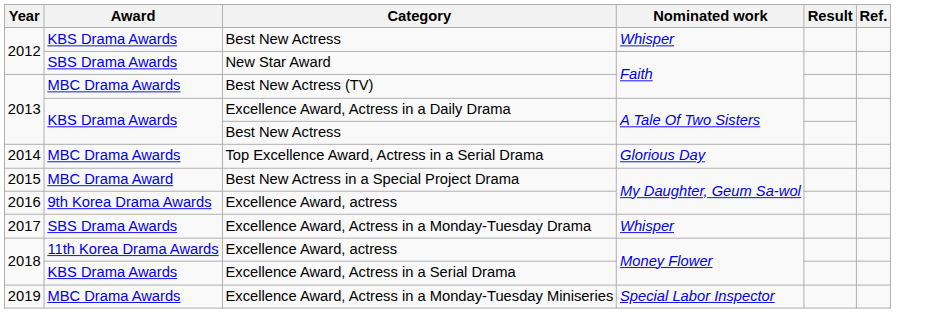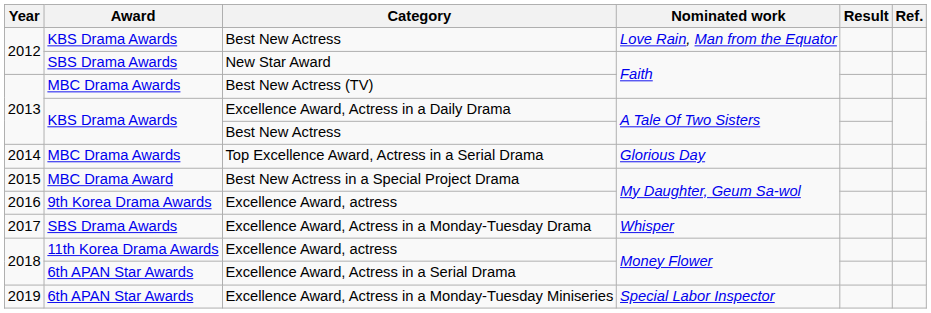(647, 39) Whisper -> (728, 39) Love Rain, Man from the Equator
(112, 272) KBS Drama Awards -> (120, 272) 6th APAN Star Awards
(114, 296) MBC Drama Awards -> (120, 296) 6th APAN Star Awards
